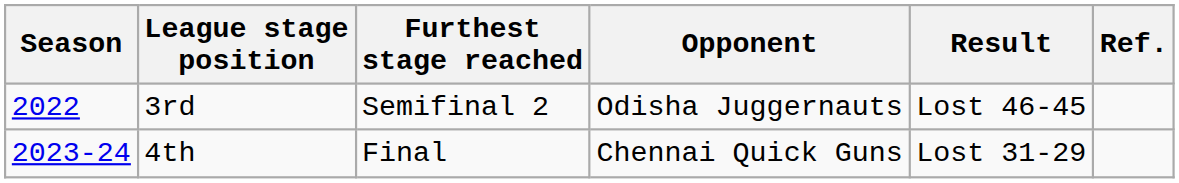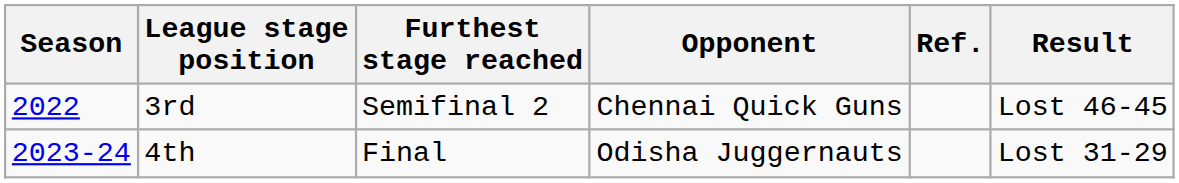columns swapped: (1001, 45) <-> (1134, 45)
(750, 107) Odisha Juggernauts -> (750, 107) Chennai Quick Guns
(750, 153) Chennai Quick Guns -> (750, 153) Odisha Juggernauts
